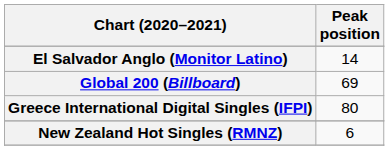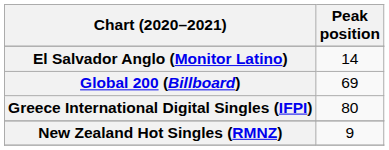(350, 132) 6 -> (350, 132) 9
